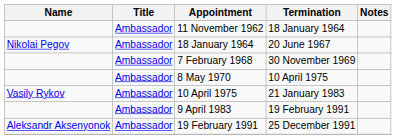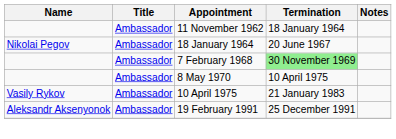(312, 61) no background -> (312, 61) lightgreen background
- row: (204, 110)
